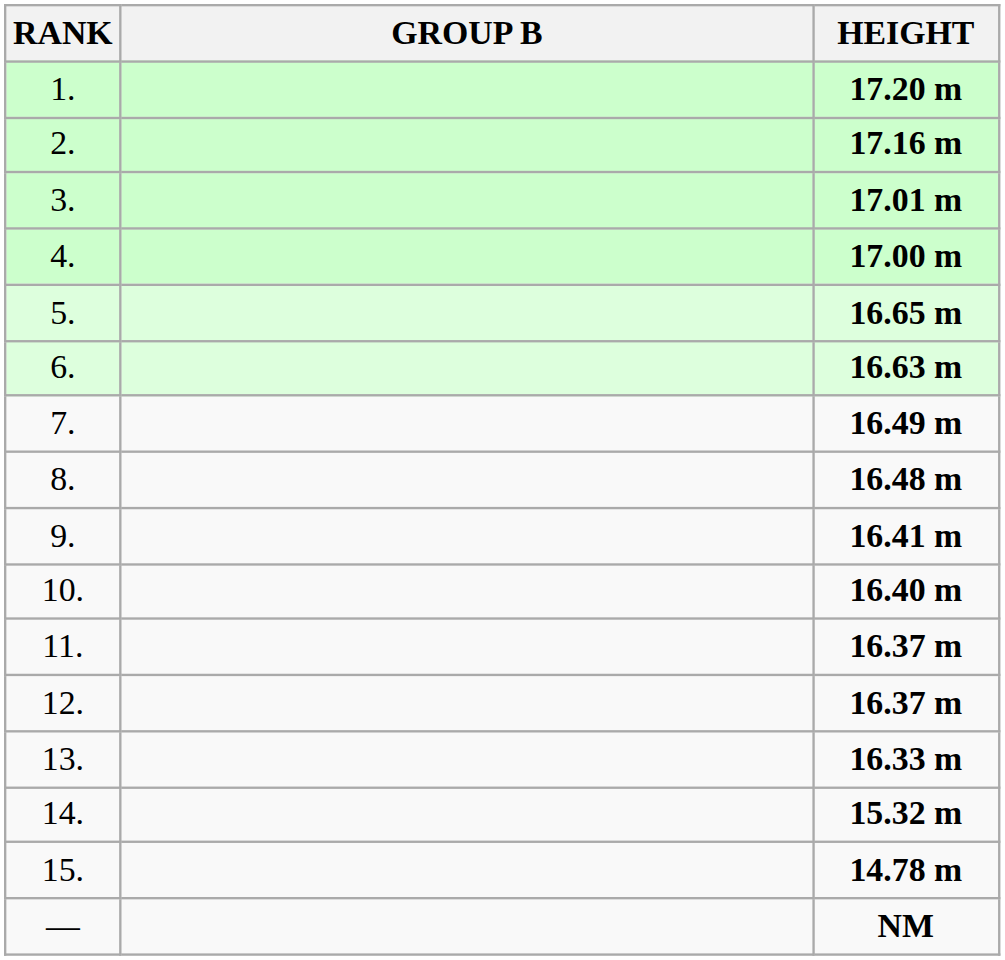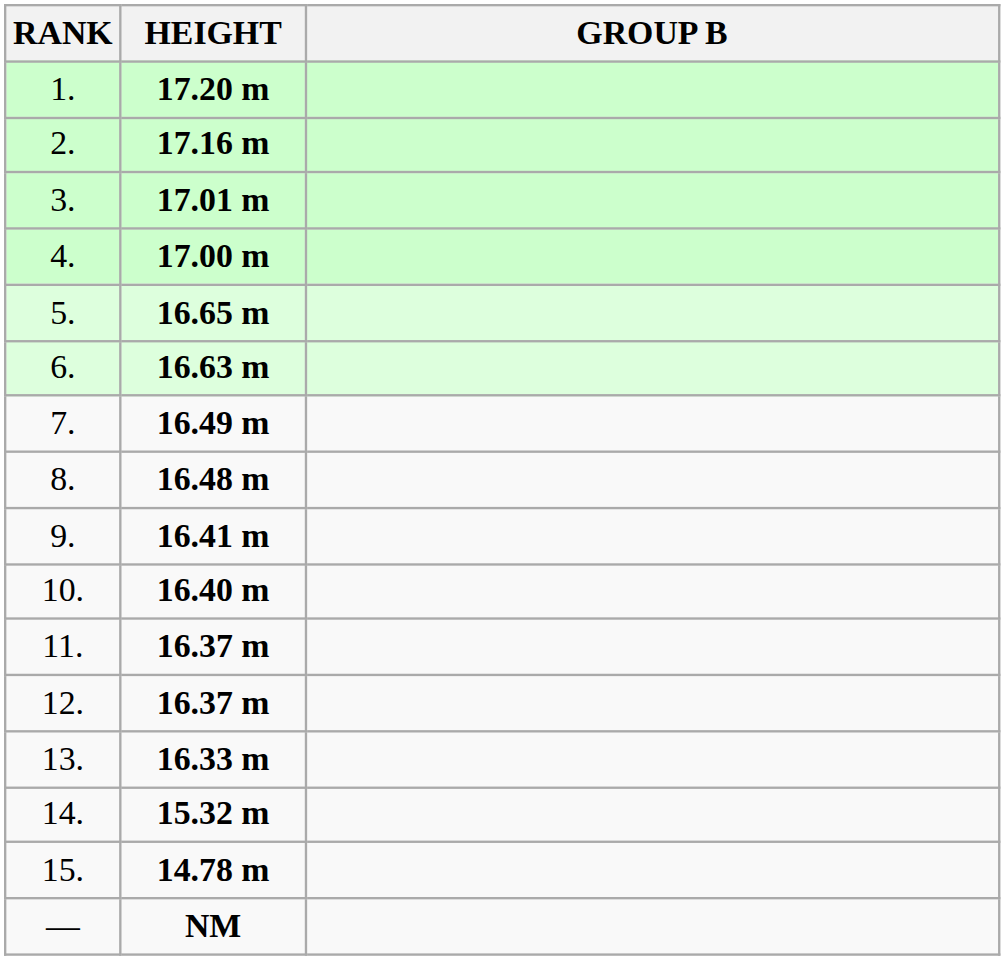columns swapped: (467, 32) <-> (906, 32)
